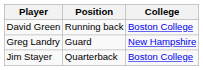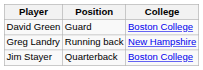(94, 27) Running back -> (78, 27) Guard
(78, 42) Guard -> (94, 42) Running back
